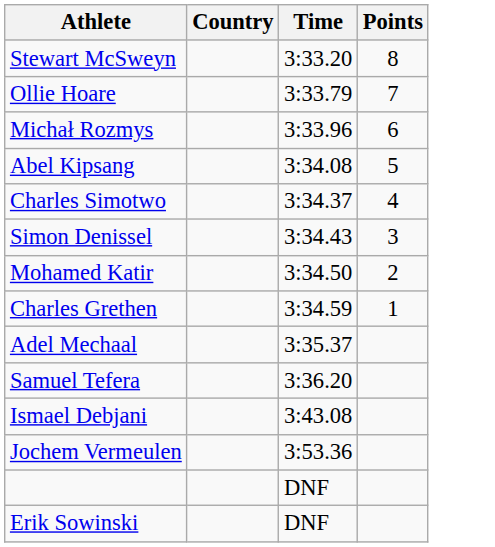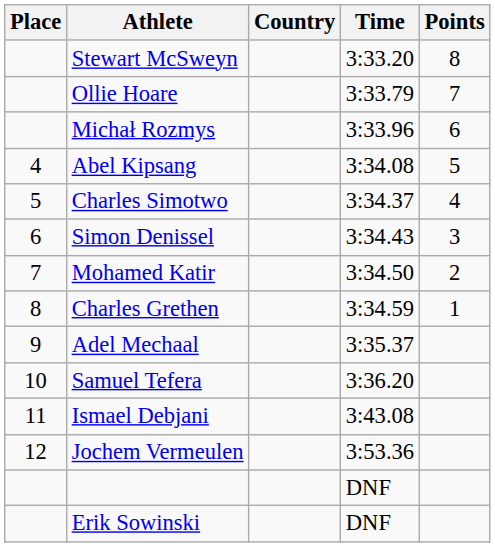+ column: (36, 22)
